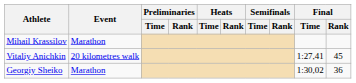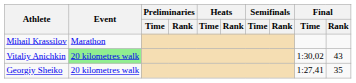(105, 56) no background -> (105, 56) lightgreen background
(310, 56) 1:27,41 -> (310, 56) 1:30,02
(338, 56) 45 -> (338, 56) 43
(88, 71) Marathon -> (105, 71) 20 kilometres walk
(310, 71) 1:30,02 -> (310, 71) 1:27,41
(338, 71) 36 -> (338, 71) 35
